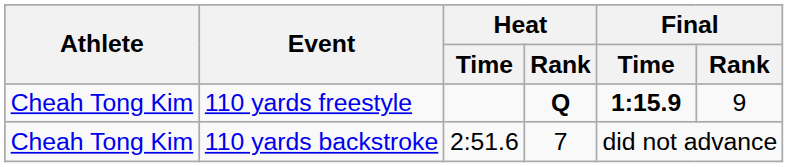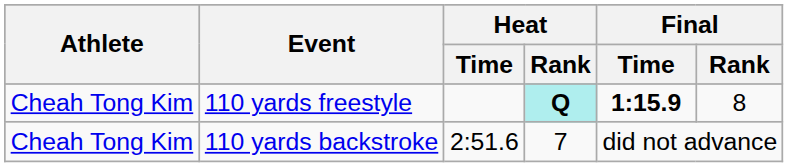(561, 103) no background -> (561, 103) paleturquoise background
(739, 103) 9 -> (739, 103) 8
